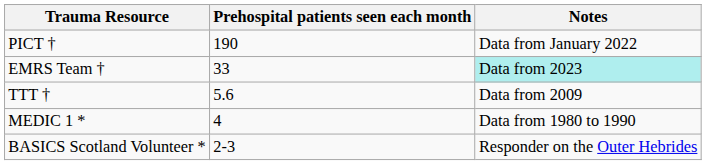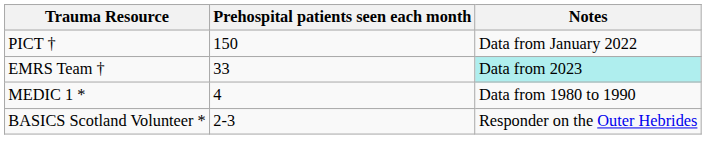(226, 43) 190 -> (226, 43) 150
- row: (29, 95)
